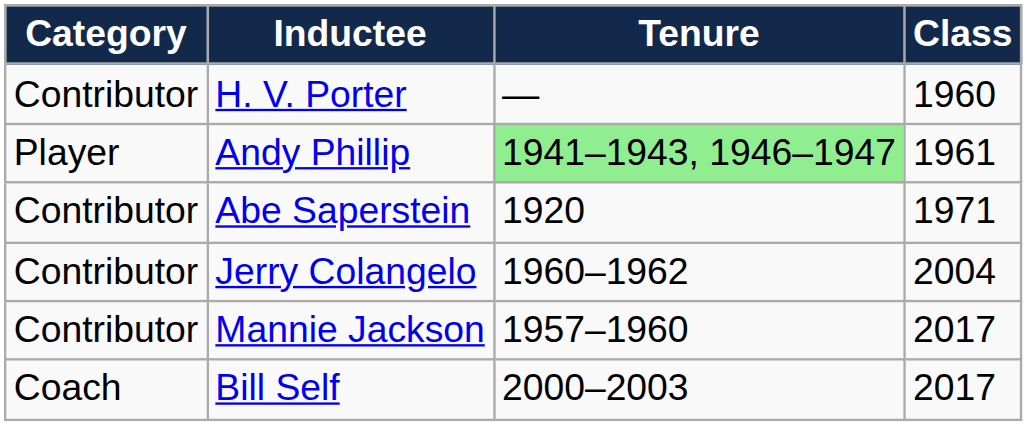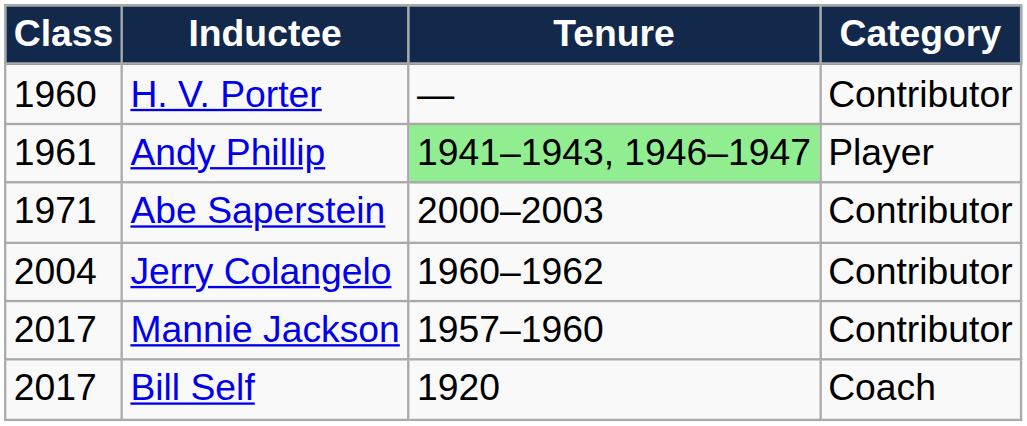columns swapped: (963, 34) <-> (106, 34)
(543, 211) 1920 -> (510, 211) 2000–2003
(595, 388) 2000–2003 -> (458, 388) 1920
